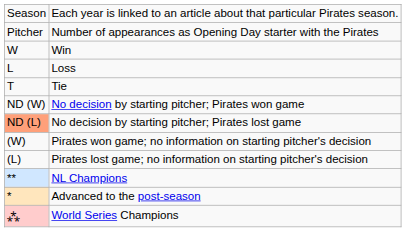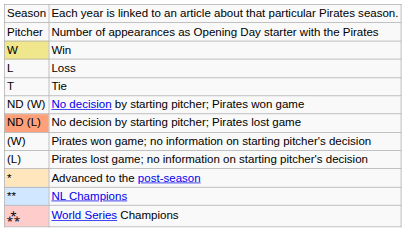(12, 50) no background -> (12, 50) khaki background
rows swapped: (126, 196) <-> (89, 178)
